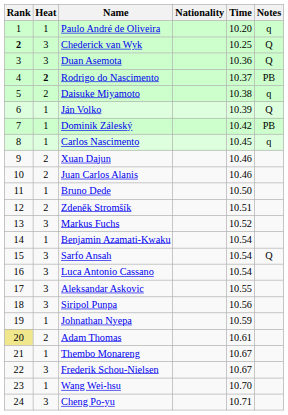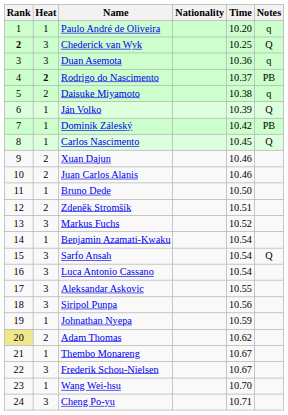(269, 61) Q -> (269, 61) q
(269, 142) q -> (269, 142) Q
(240, 337) 10.61 -> (240, 337) 10.62
